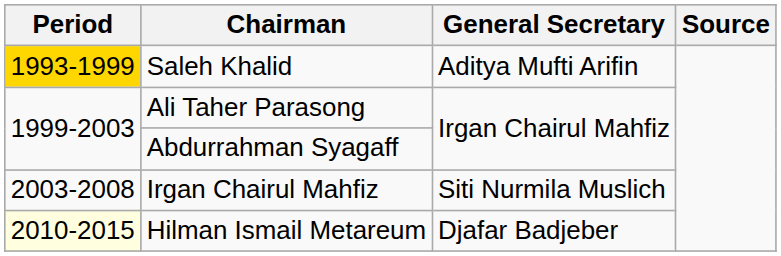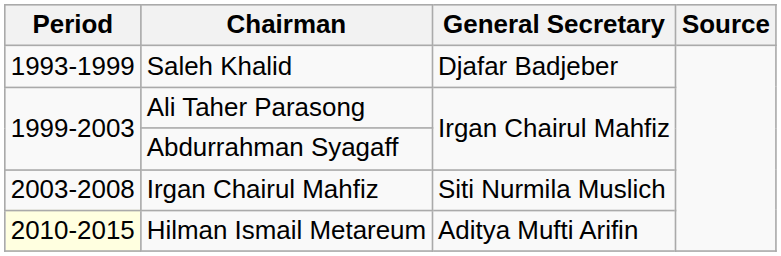(73, 66) gold background -> (73, 66) no background
(538, 66) Aditya Mufti Arifin -> (528, 66) Djafar Badjeber
(528, 230) Djafar Badjeber -> (538, 230) Aditya Mufti Arifin
